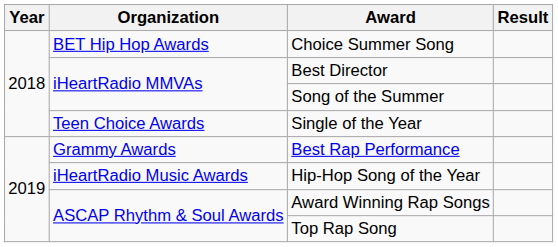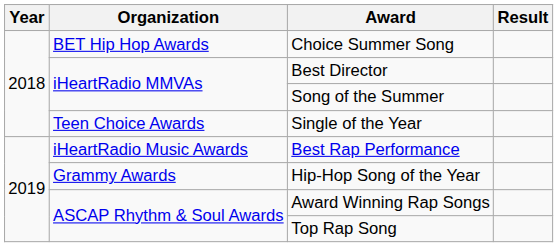(114, 149) Grammy Awards -> (150, 149) iHeartRadio Music Awards
(150, 176) iHeartRadio Music Awards -> (114, 176) Grammy Awards
